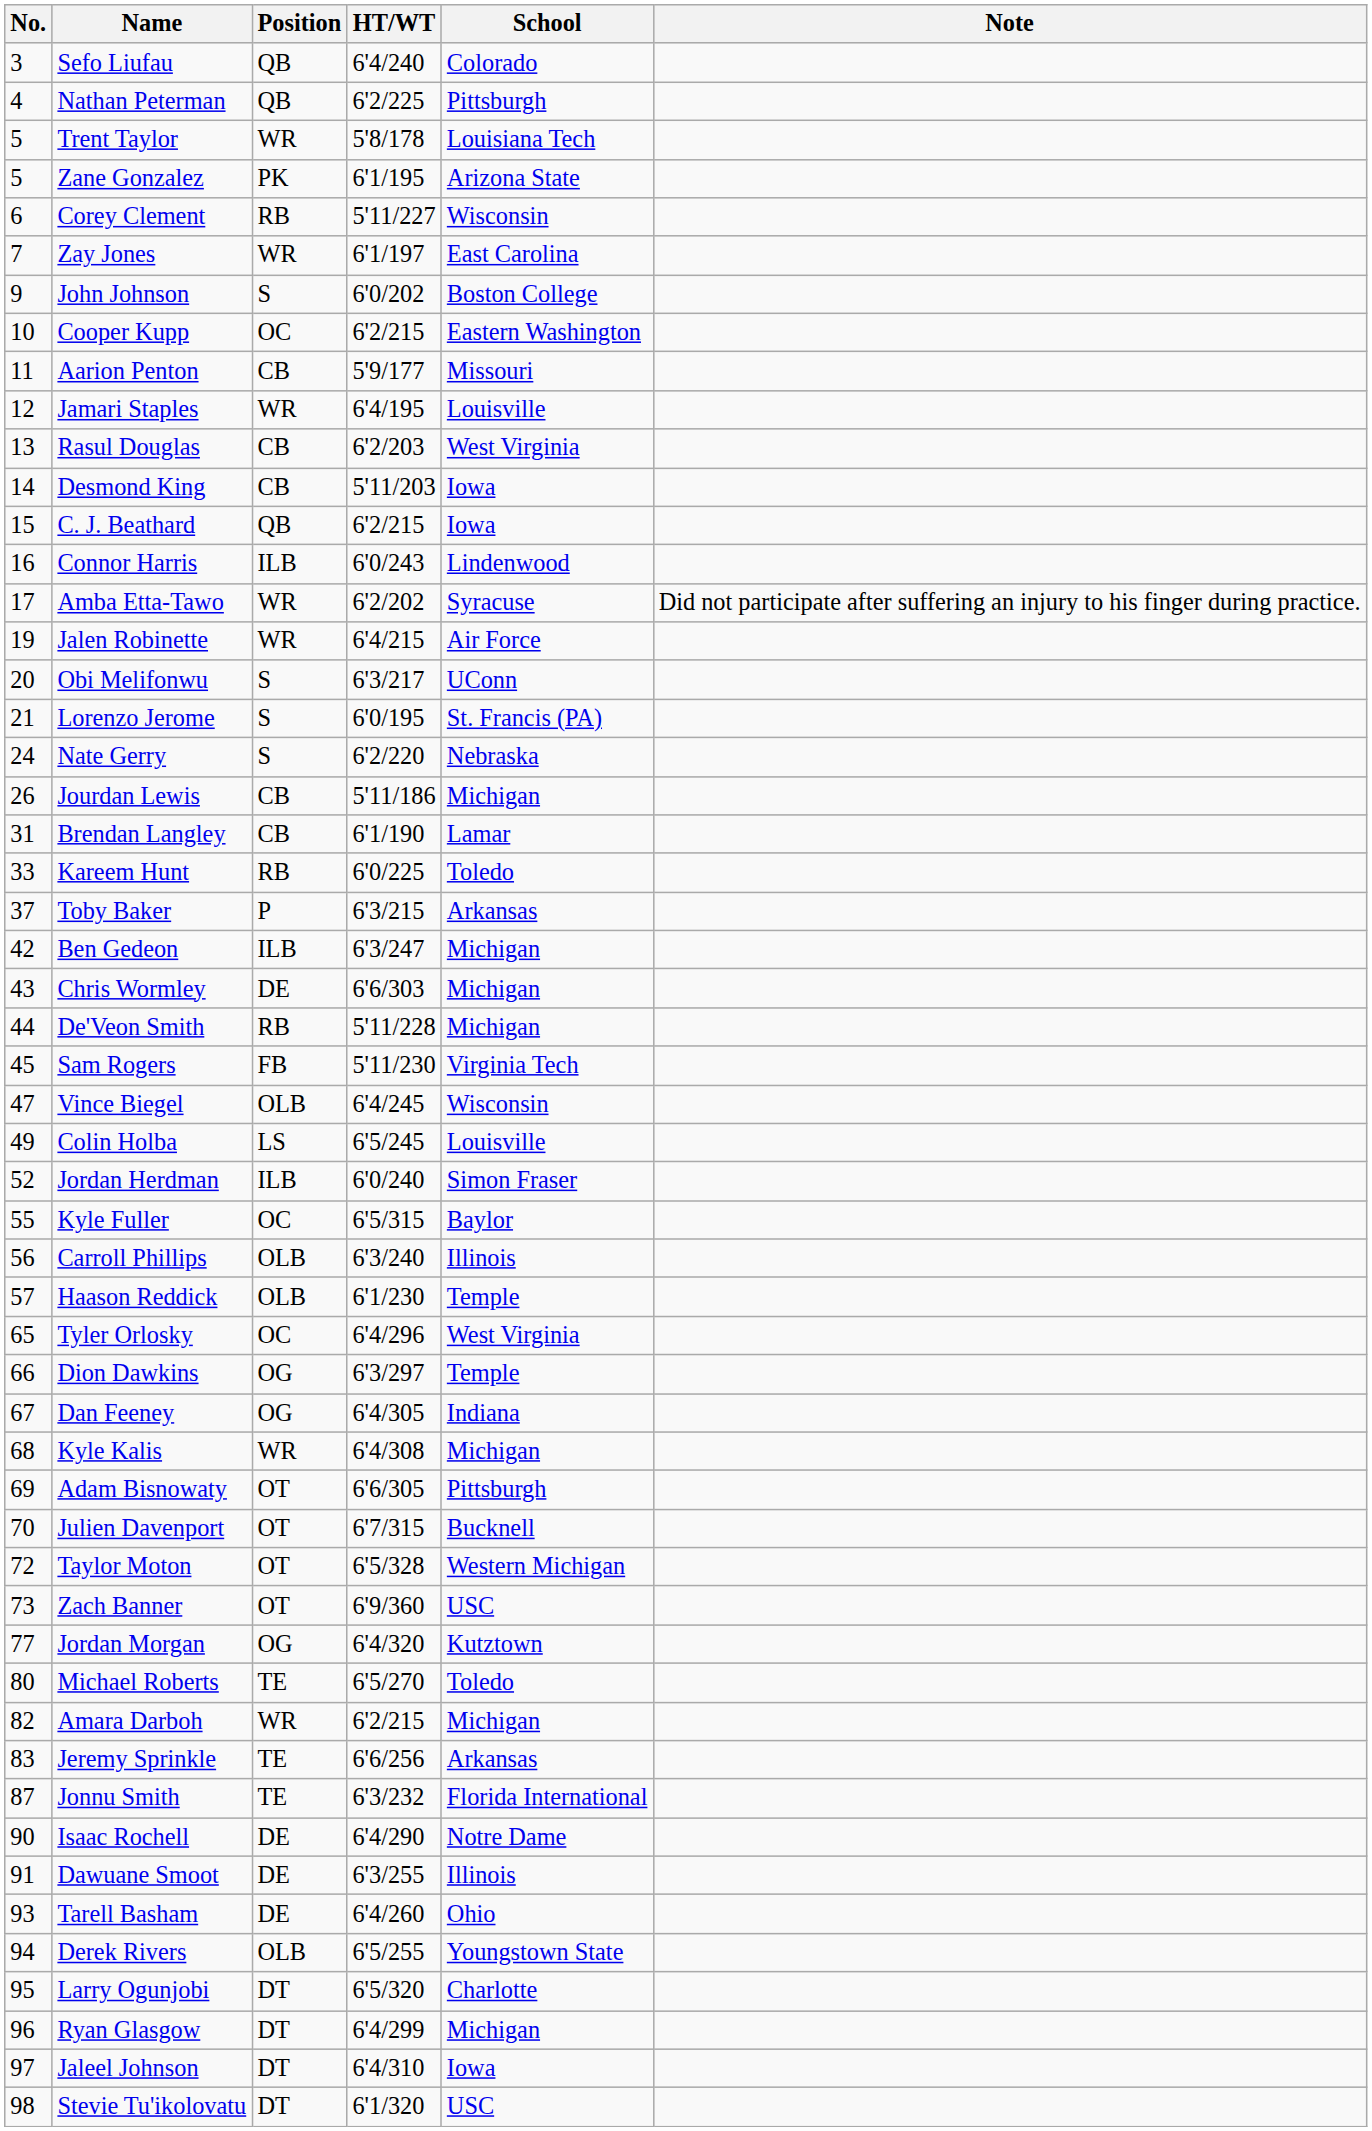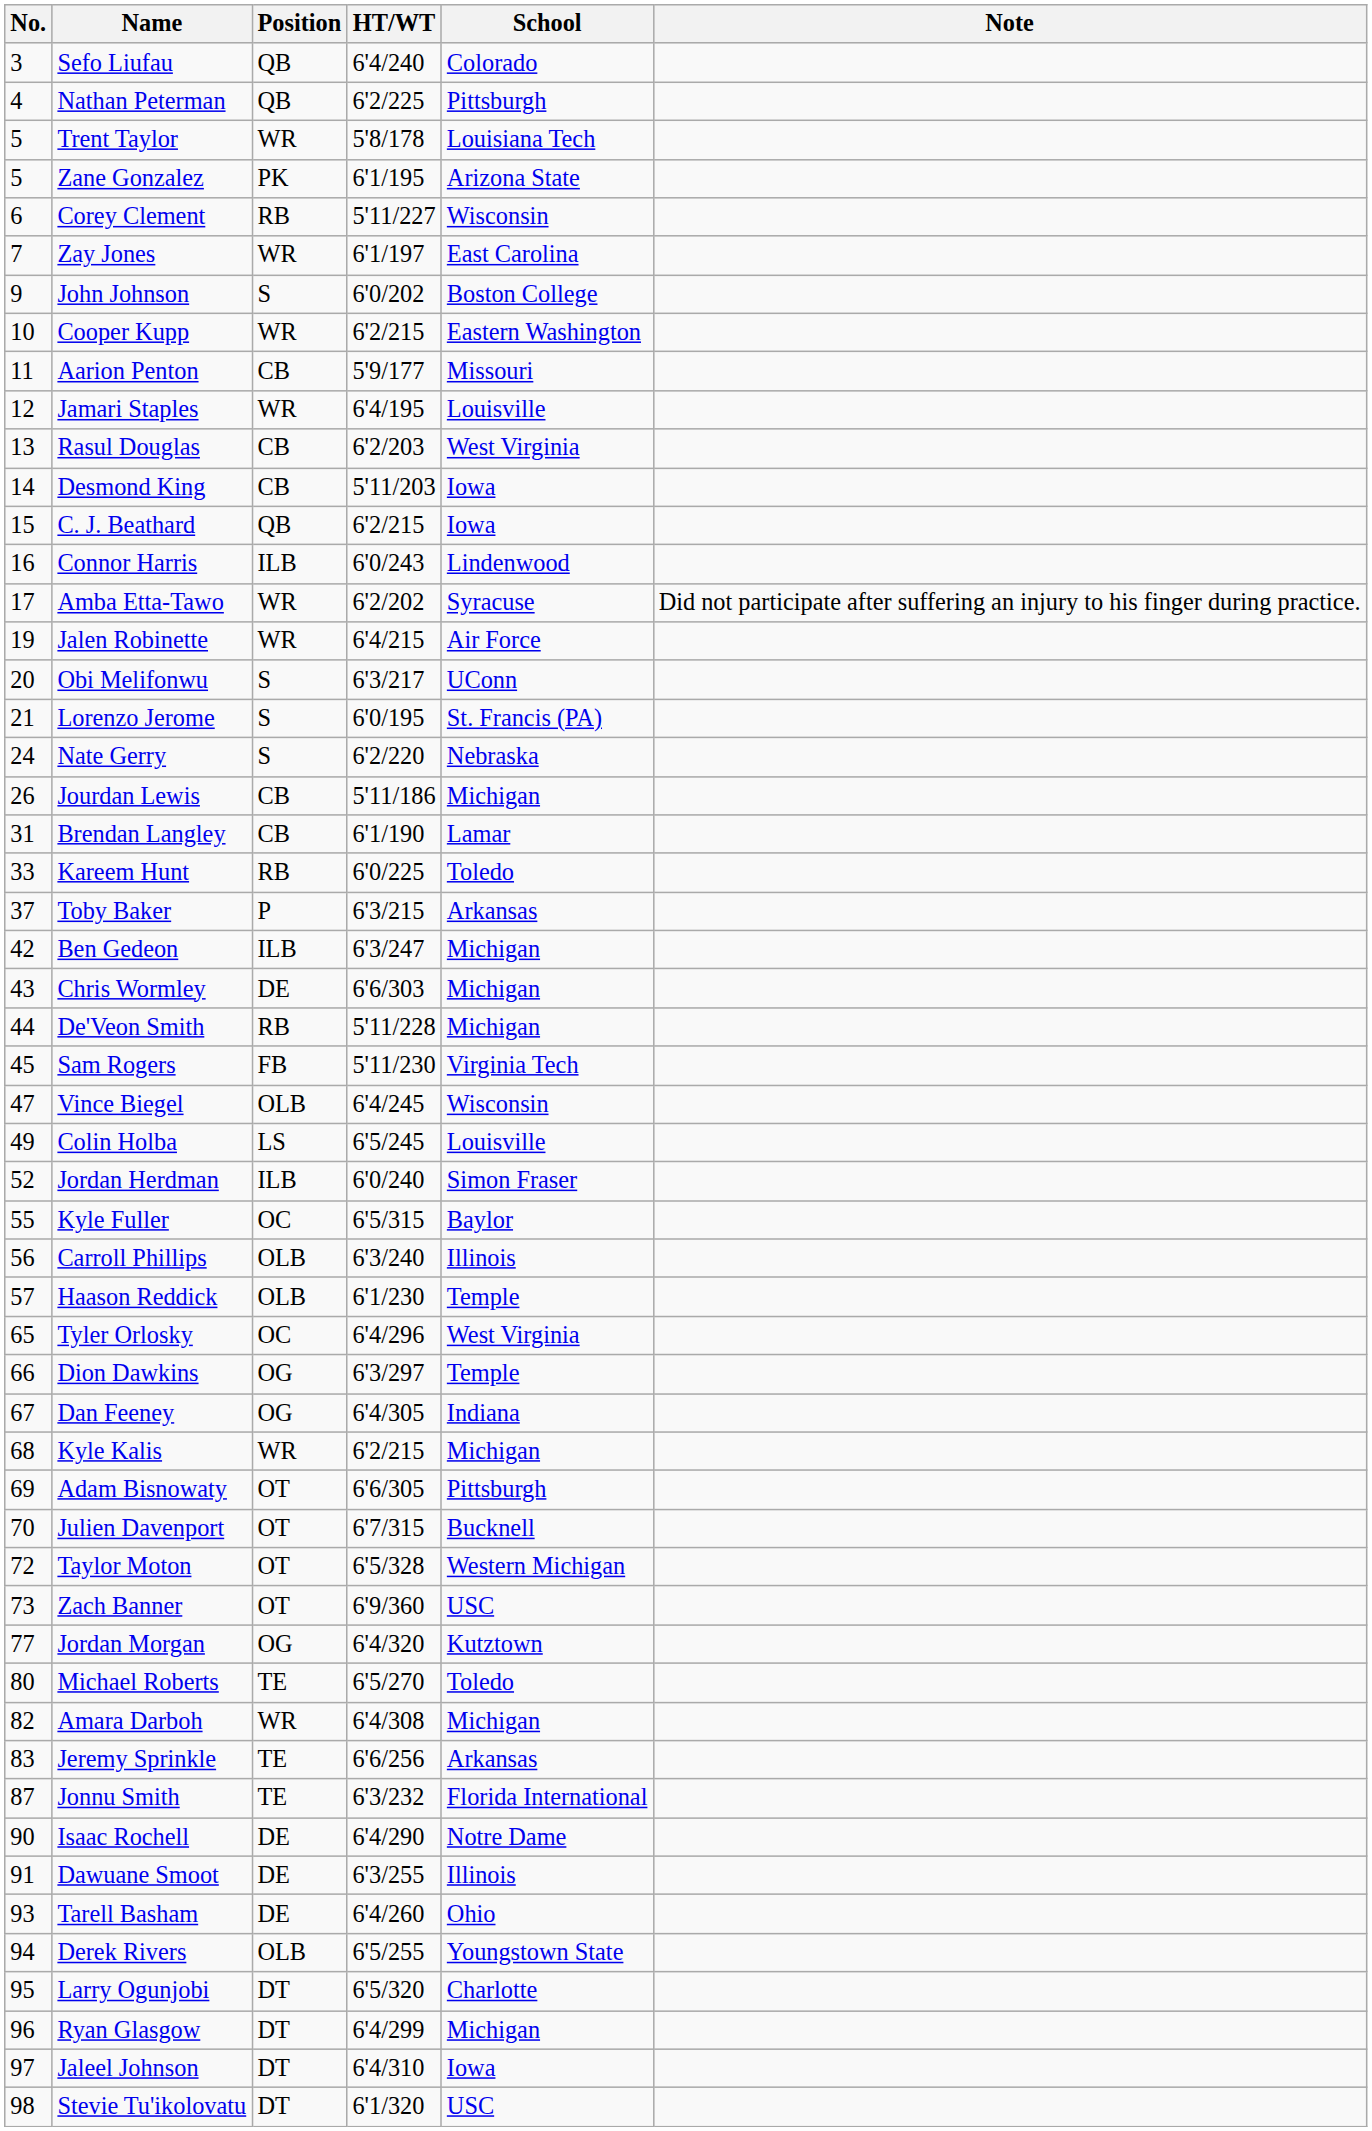(274, 332) OC -> (277, 332) WR
(388, 1450) 6'4/308 -> (388, 1450) 6'2/215
(388, 1720) 6'2/215 -> (388, 1720) 6'4/308
